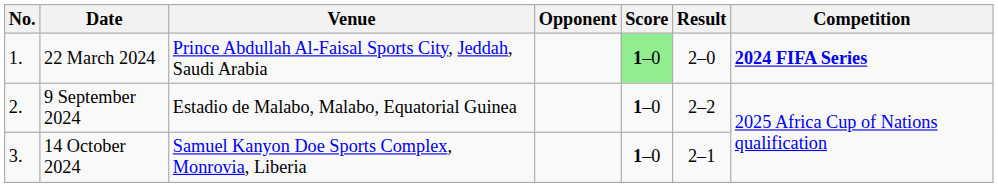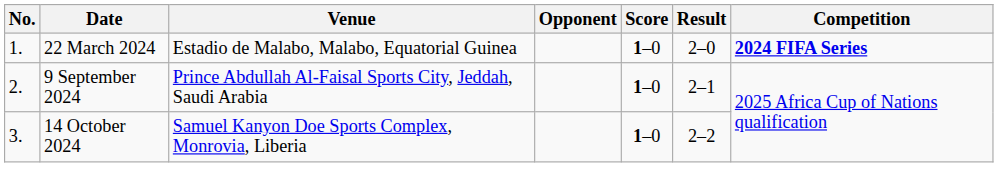(343, 58) Prince Abdullah Al-Faisal Sports City, Jeddah, Saudi Arabia -> (345, 47) Estadio de Malabo, Malabo, Equatorial Guinea
(647, 58) lightgreen background -> (647, 47) no background
(345, 107) Estadio de Malabo, Malabo, Equatorial Guinea -> (343, 87) Prince Abdullah Al-Faisal Sports City, Jeddah, Saudi Arabia
(702, 107) 2–2 -> (702, 87) 2–1
(702, 157) 2–1 -> (702, 136) 2–2
